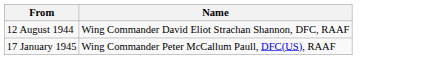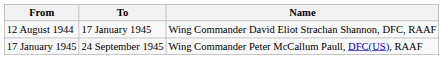+ column: (122, 12)
